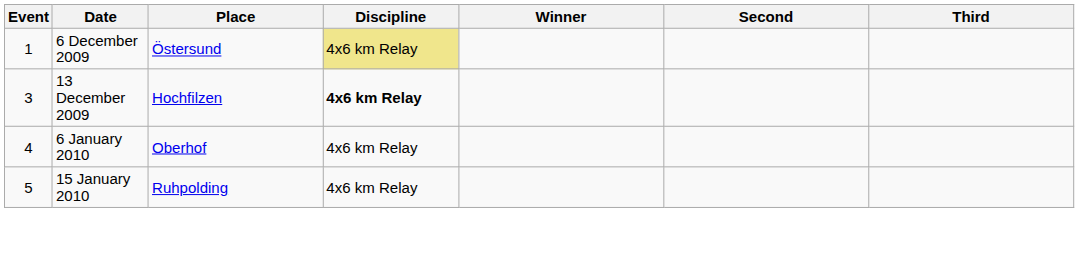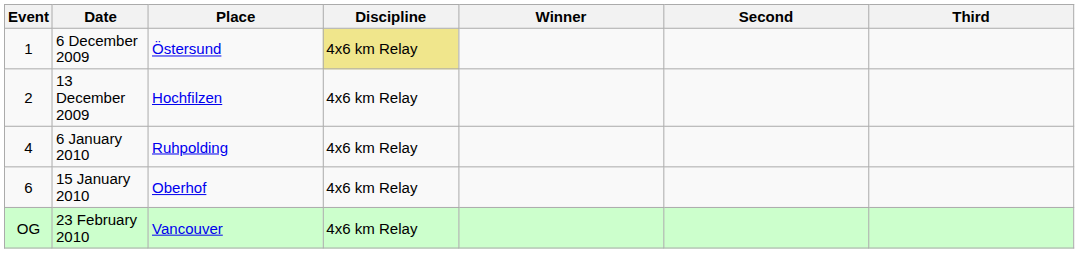(28, 98) 3 -> (28, 98) 2
(374, 98) bold -> (372, 98) normal
(179, 147) Oberhof -> (190, 147) Ruhpolding
(28, 188) 5 -> (28, 188) 6
(190, 188) Ruhpolding -> (179, 188) Oberhof
+ row: (96, 228)
